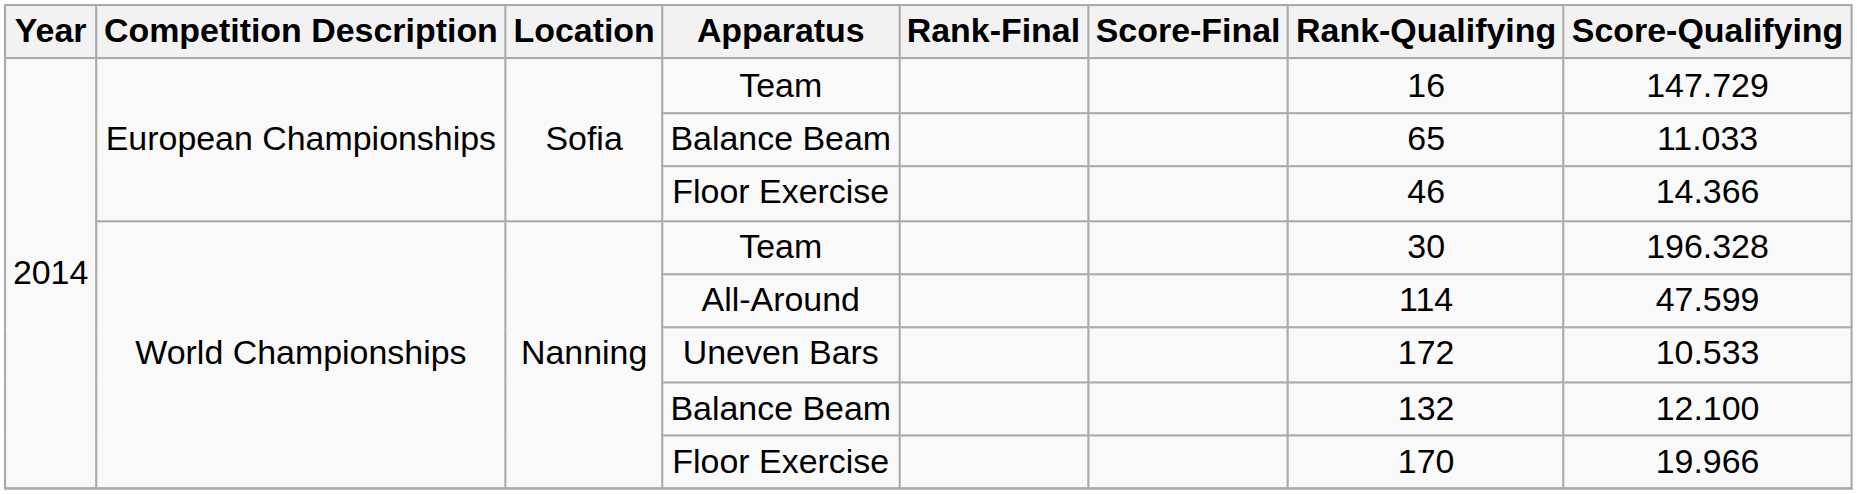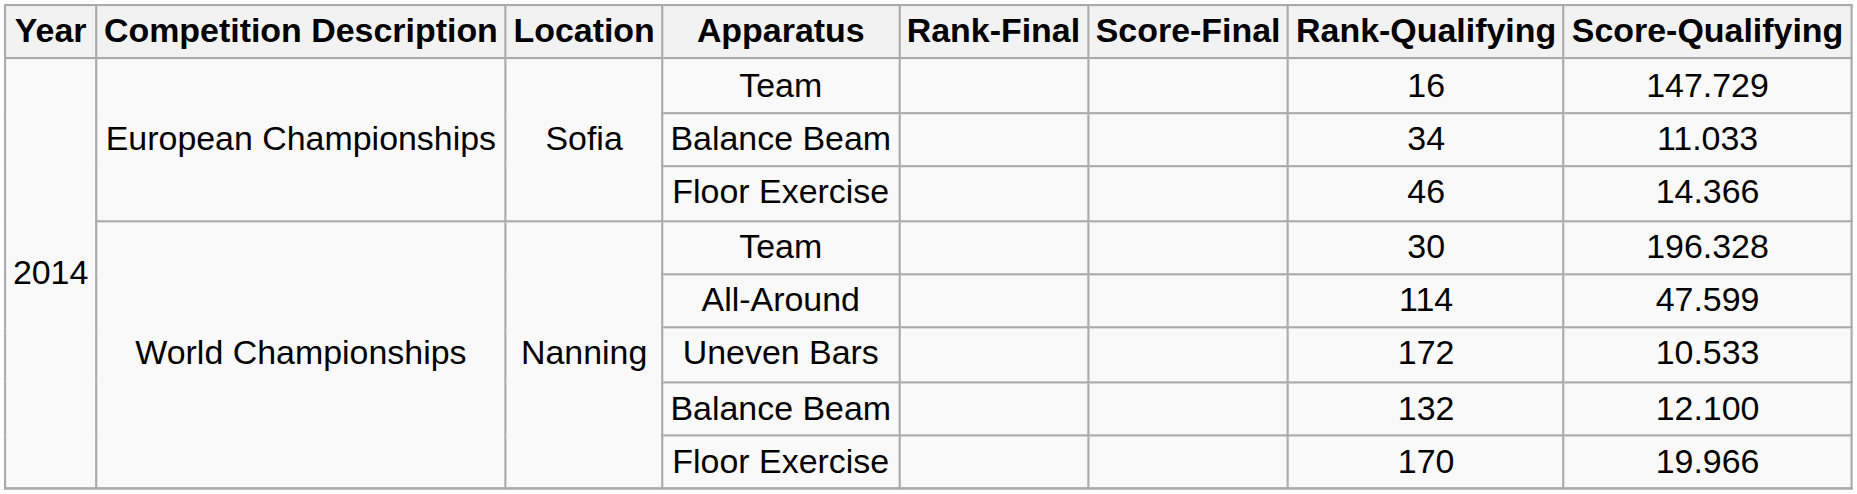(1426, 138) 65 -> (1426, 138) 34
